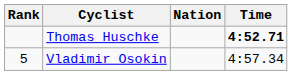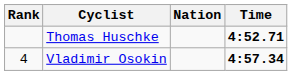(24, 59) 5 -> (24, 59) 4
(256, 59) normal -> (256, 59) bold
